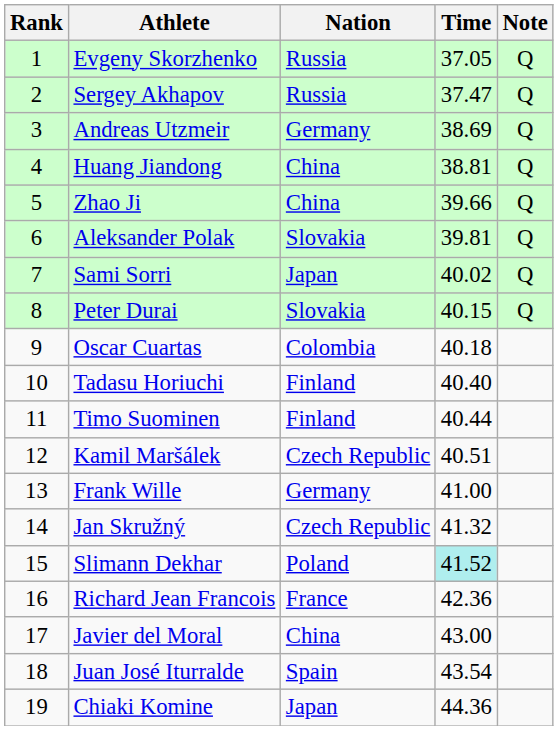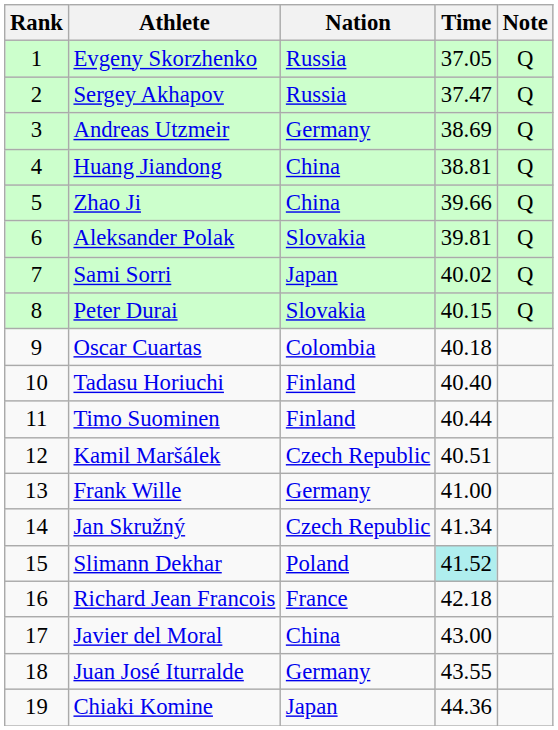(466, 526) 41.32 -> (466, 526) 41.34
(466, 599) 42.36 -> (466, 599) 42.18
(312, 671) Spain -> (328, 671) Germany
(466, 671) 43.54 -> (466, 671) 43.55
